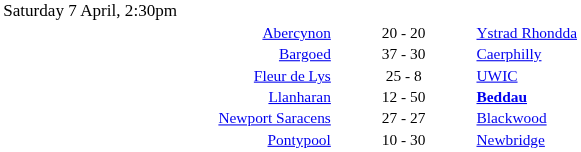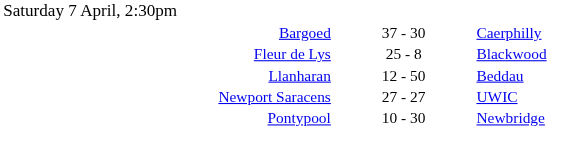- row: (297, 32)
(497, 75) UWIC -> (512, 54) Blackwood
(502, 97) bold -> (500, 75) normal
(512, 118) Blackwood -> (497, 97) UWIC
